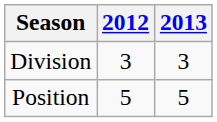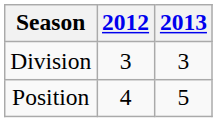(126, 97) 5 -> (126, 97) 4
